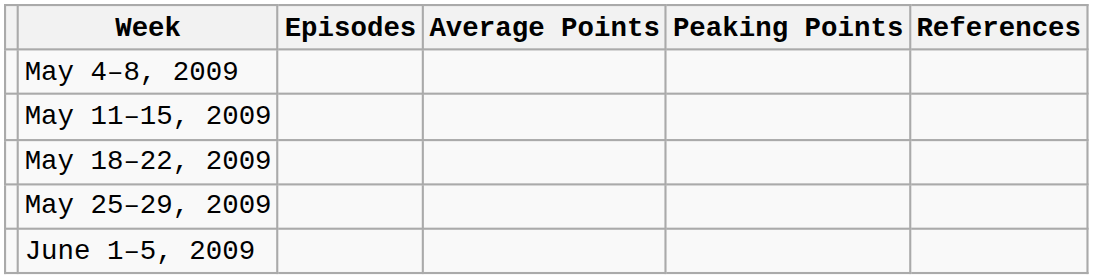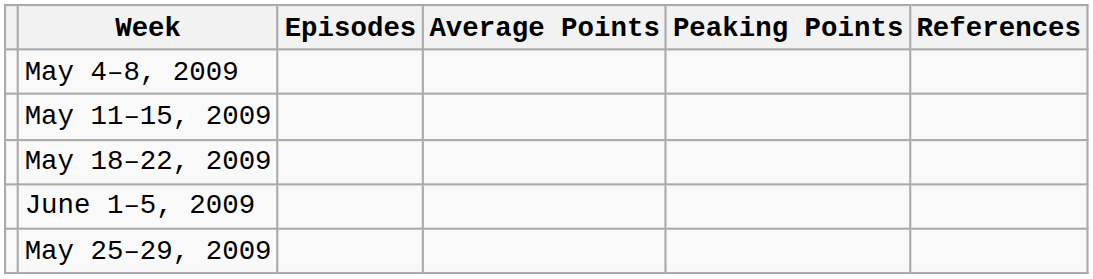rows swapped: (148, 206) <-> (140, 251)
